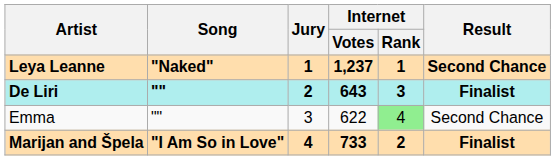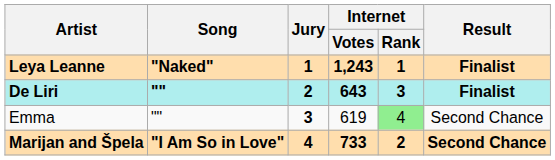(353, 67) 1,237 -> (353, 67) 1,243
(487, 67) Second Chance -> (487, 67) Finalist
(308, 117) normal -> (308, 117) bold
(353, 117) 622 -> (353, 117) 619
(487, 142) Finalist -> (487, 142) Second Chance
